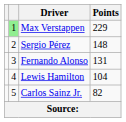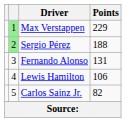(14, 44) no background -> (14, 44) lightgreen background
(100, 44) 148 -> (100, 44) 188
(100, 76) 104 -> (100, 76) 106
